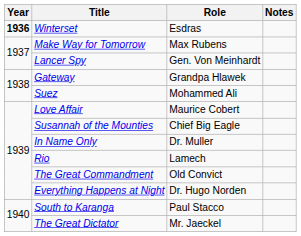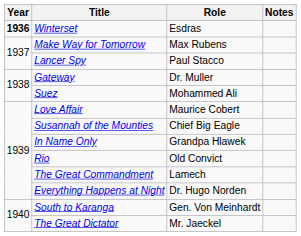(215, 61) Gen. Von Meinhardt -> (197, 61) Paul Stacco
(207, 77) Grandpa Hlawek -> (191, 77) Dr. Muller
(191, 142) Dr. Muller -> (207, 142) Grandpa Hlawek
(187, 158) Lamech -> (196, 158) Old Convict
(196, 175) Old Convict -> (187, 175) Lamech
(197, 207) Paul Stacco -> (215, 207) Gen. Von Meinhardt
